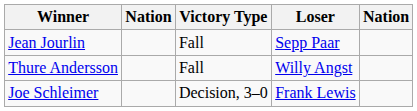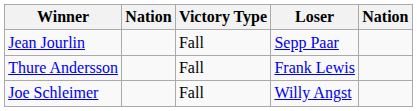(314, 67) Willy Angst -> (315, 67) Frank Lewis
(223, 93) Decision, 3–0 -> (191, 93) Fall
(315, 93) Frank Lewis -> (313, 93) Willy Angst
